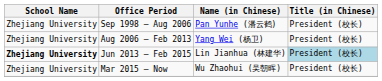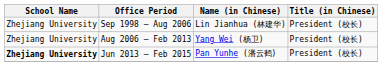(236, 24) Pan Yunhe (潘云鹤) -> (240, 24) Lin Jianhua (林建华)
(240, 54) Lin Jianhua (林建华) -> (236, 54) Pan Yunhe (潘云鹤)
(326, 54) lightblue background -> (326, 54) no background
- row: (134, 69)
